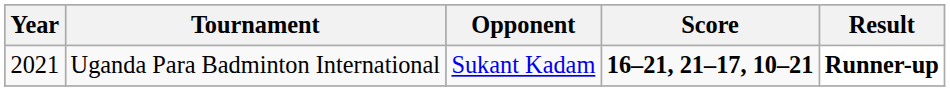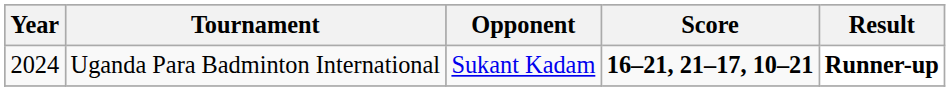(35, 65) 2021 -> (35, 65) 2024
